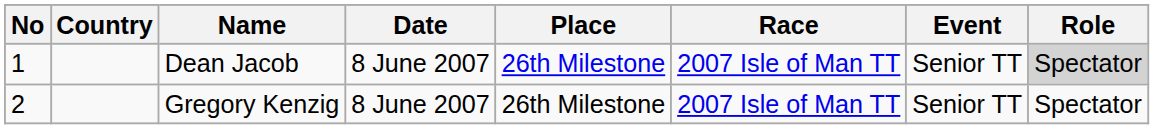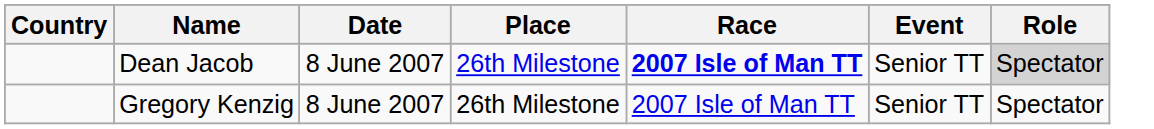- column: (28, 24)
(789, 64) normal -> (747, 64) bold
